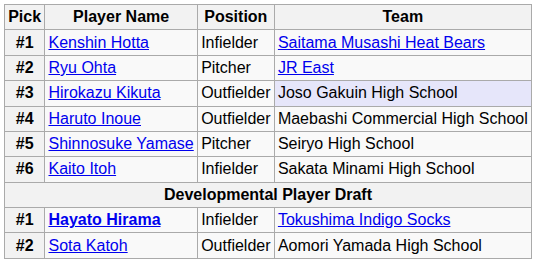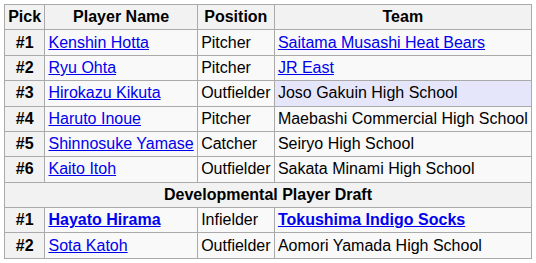(230, 42) Infielder -> (226, 42) Pitcher
(236, 118) Outfielder -> (226, 118) Pitcher
(226, 144) Pitcher -> (229, 144) Catcher
(230, 169) Infielder -> (236, 169) Outfielder
(364, 220) normal -> (372, 220) bold
